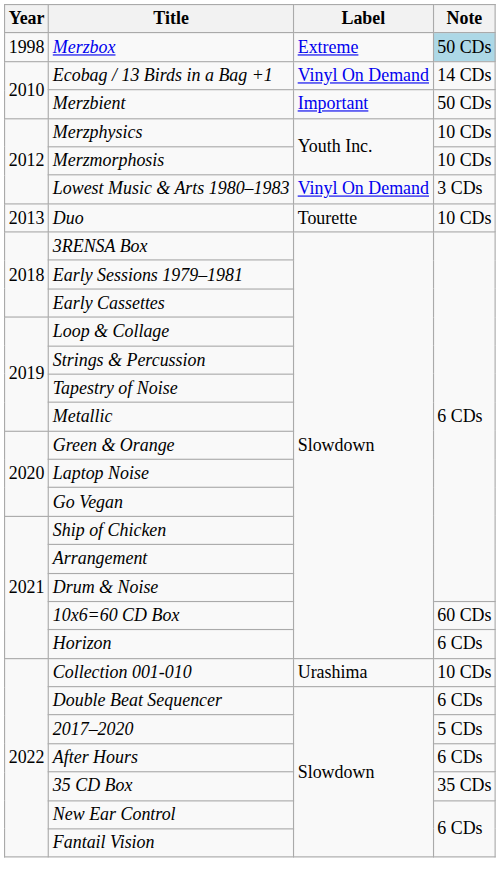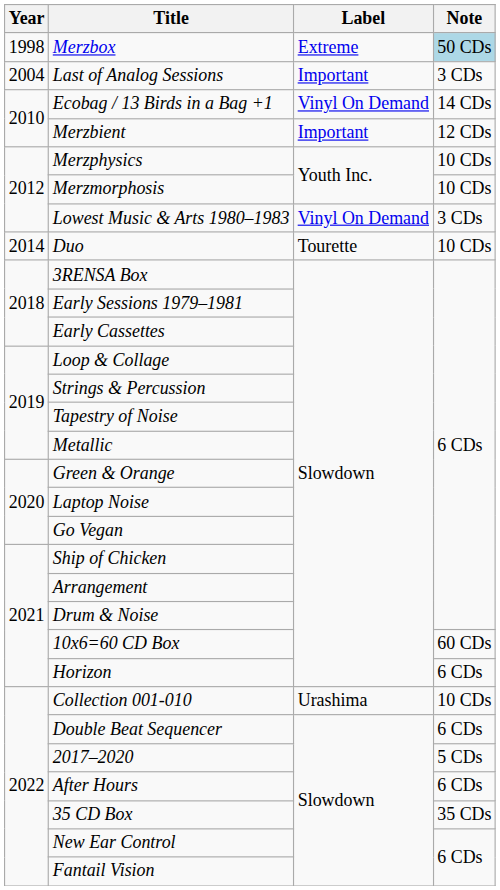+ row: (138, 75)
(464, 103) 50 CDs -> (464, 132) 12 CDs
(27, 217) 2013 -> (27, 246) 2014
